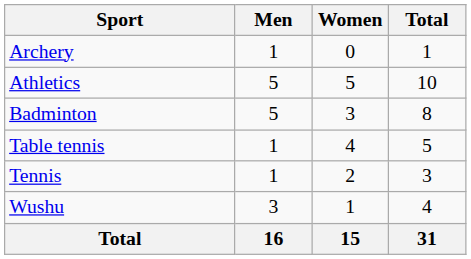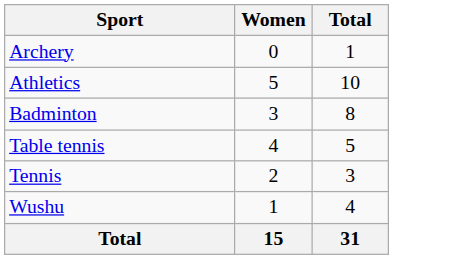- column: (273, 20)
